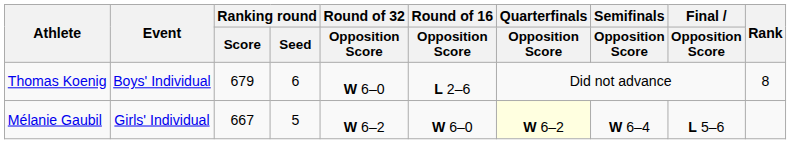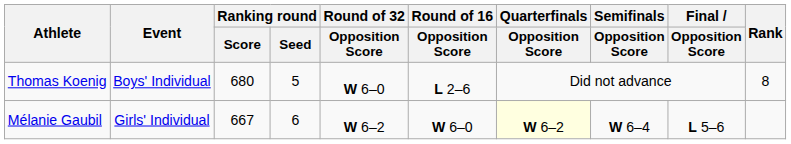(242, 82) 679 -> (242, 82) 680
(295, 82) 6 -> (295, 82) 5
(295, 120) 5 -> (295, 120) 6
